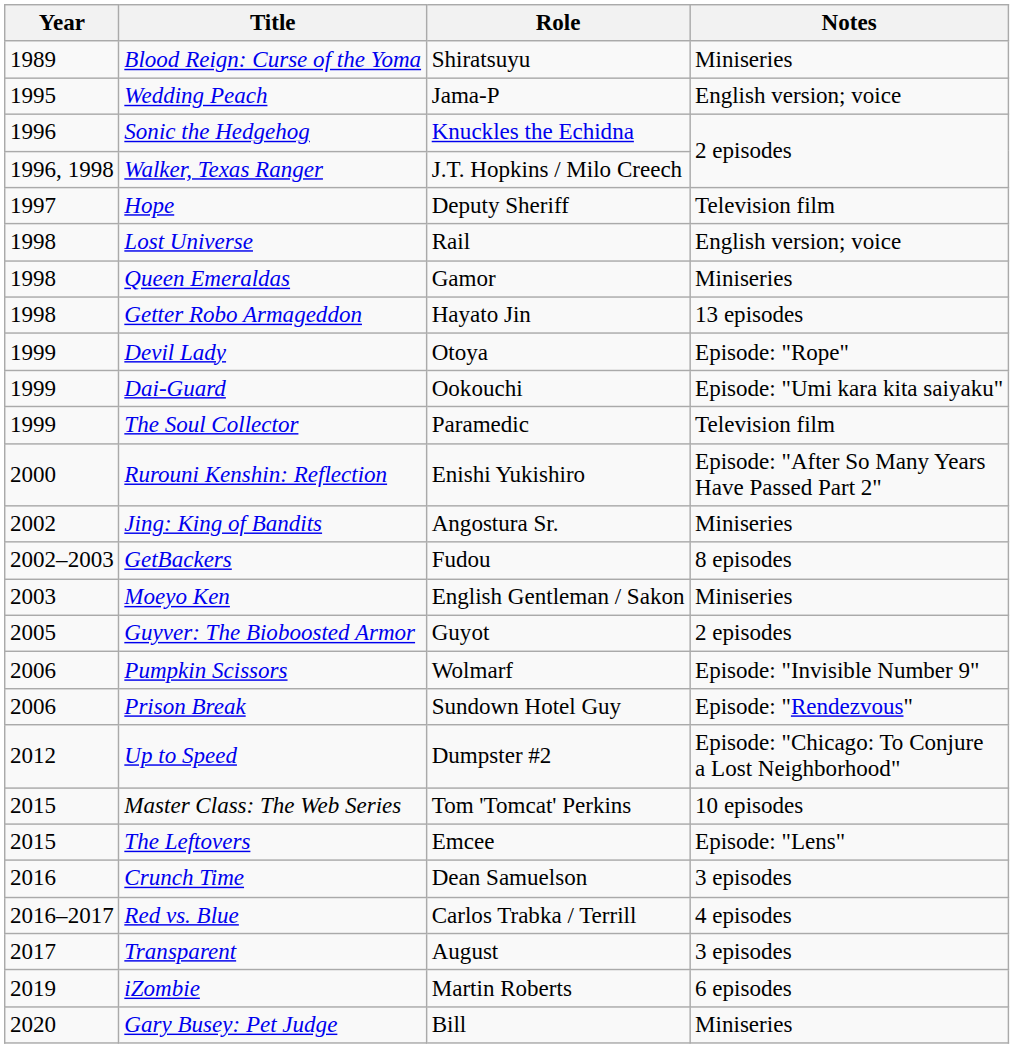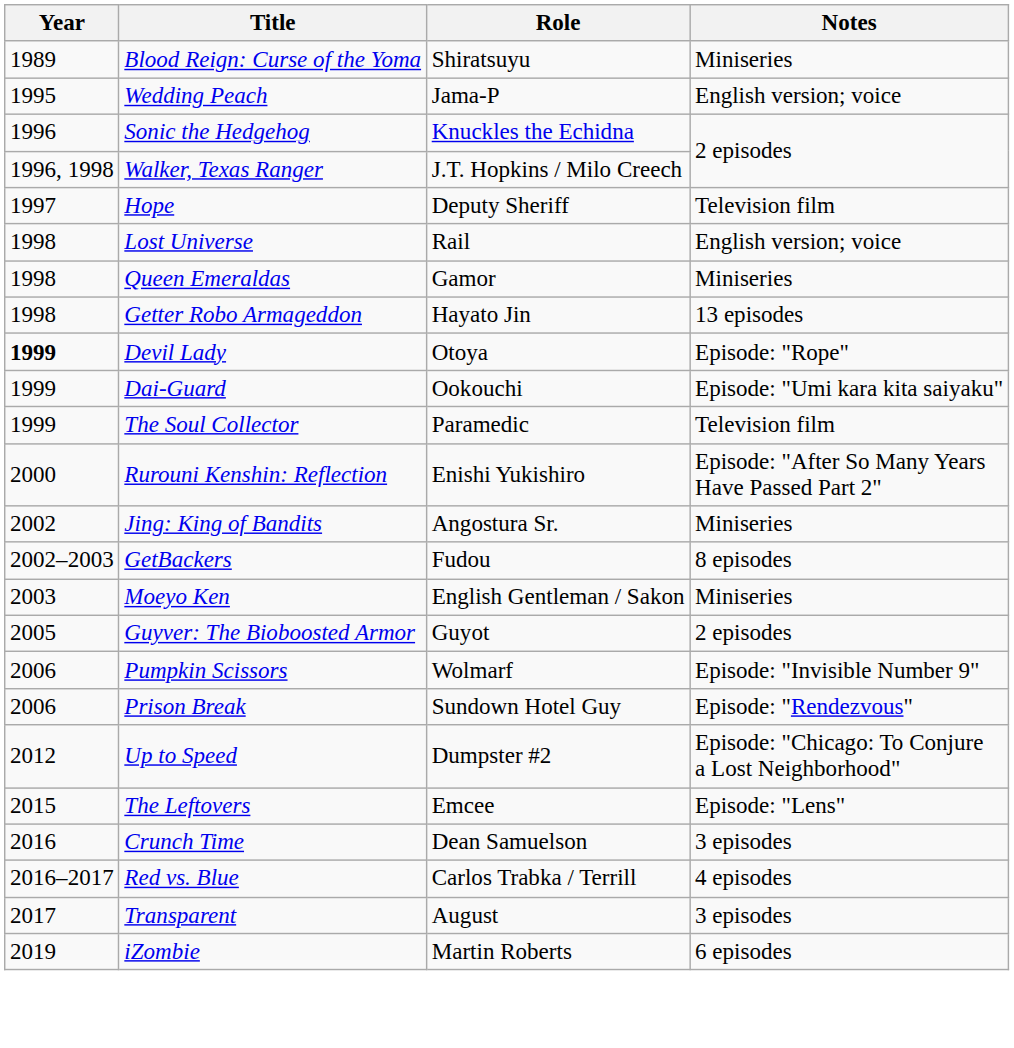(33, 351) normal -> (33, 351) bold
- row: (263, 805)
- row: (231, 1024)
